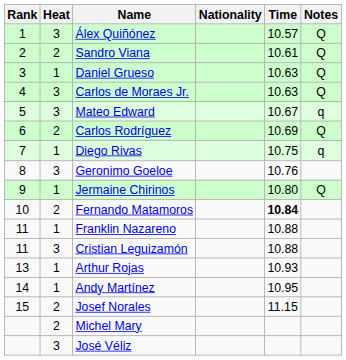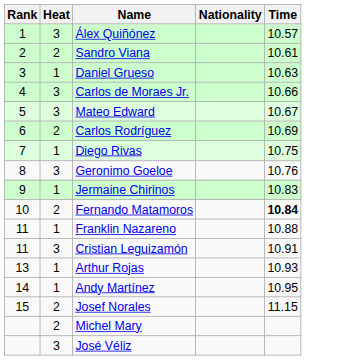- column: (321, 14)
(283, 92) 10.63 -> (283, 92) 10.66
(283, 190) 10.80 -> (283, 190) 10.83
(283, 248) 10.88 -> (283, 248) 10.91
